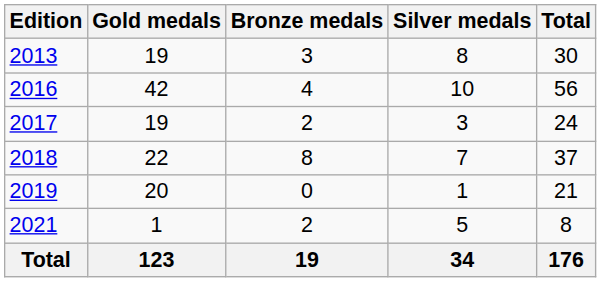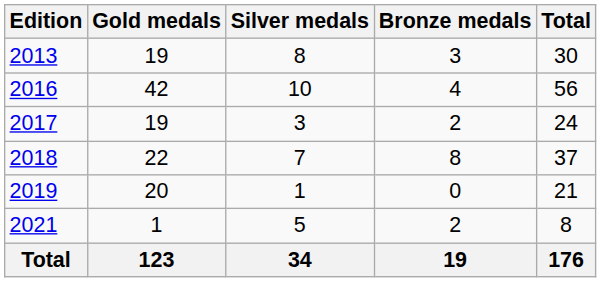columns swapped: (462, 21) <-> (307, 21)
